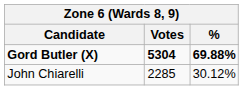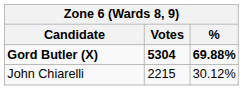(161, 74) 2285 -> (161, 74) 2215
